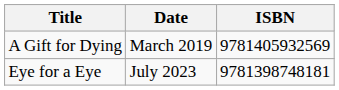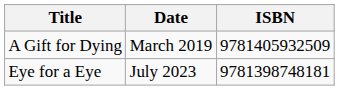(275, 44) 9781405932569 -> (275, 44) 9781405932509
